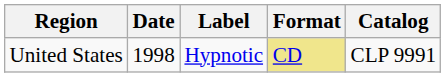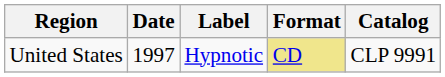(154, 54) 1998 -> (154, 54) 1997
